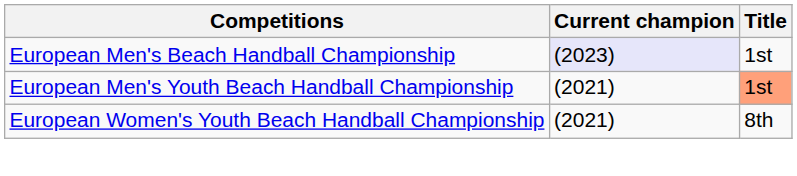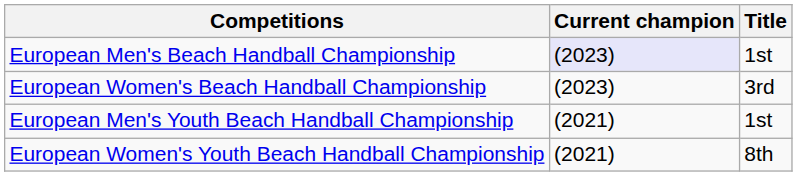+ row: (248, 87)
(758, 87) lightsalmon background -> (758, 120) no background
